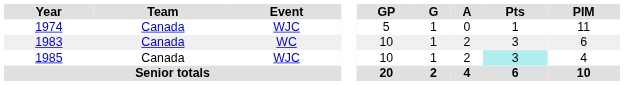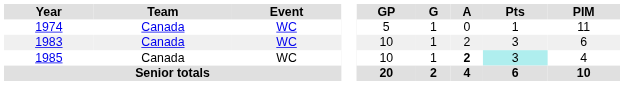(287, 27) WJC -> (287, 27) WC
(287, 58) WJC -> (287, 58) WC
(467, 58) normal -> (467, 58) bold
